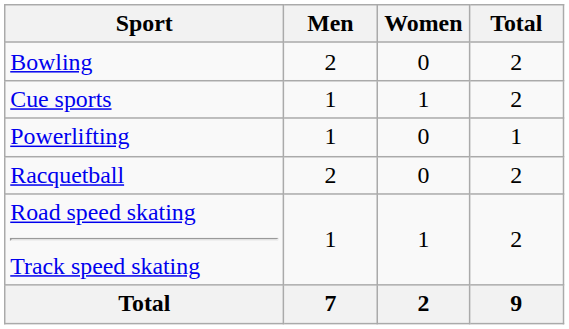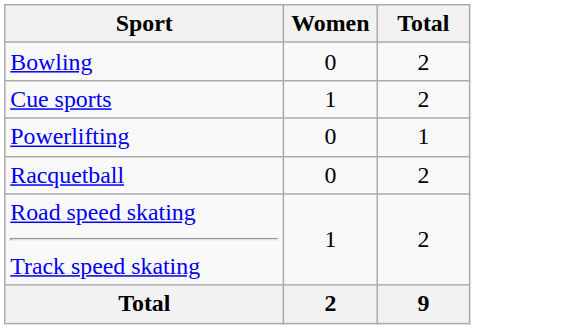- column: (330, 23)
